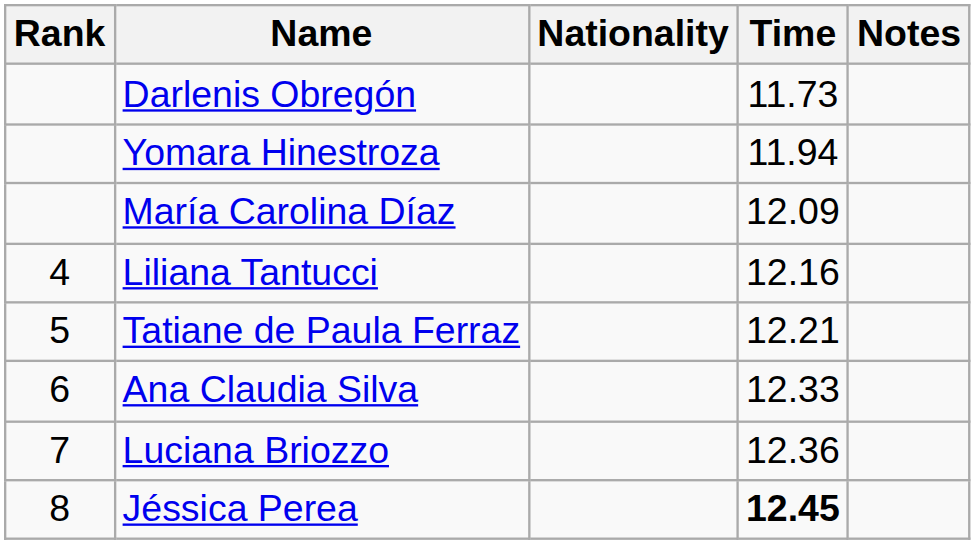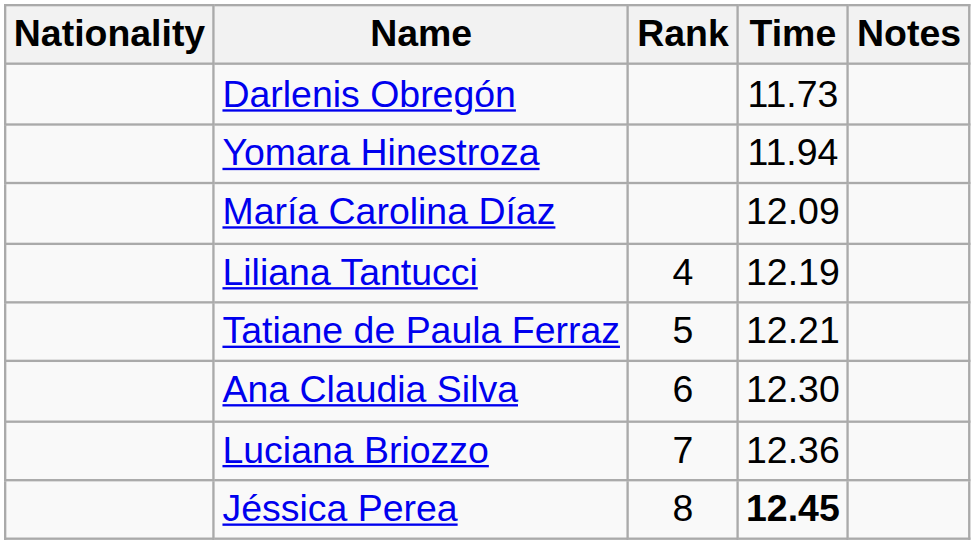columns swapped: (60, 34) <-> (633, 34)
(793, 271) 12.16 -> (793, 271) 12.19
(793, 390) 12.33 -> (793, 390) 12.30
